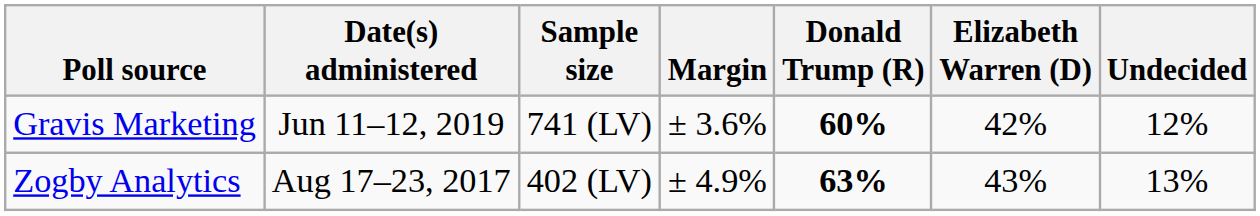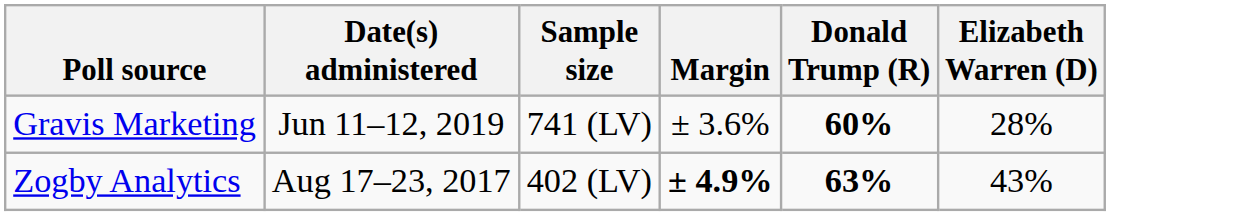- column: (1177, 69)
(1016, 123) 42% -> (1021, 123) 28%
(717, 180) normal -> (720, 180) bold
